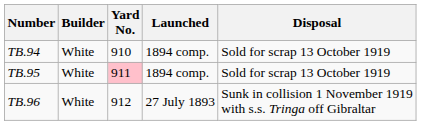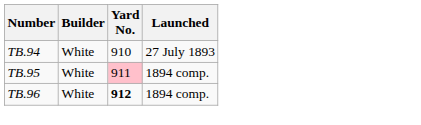- column: (317, 22)
(177, 51) 1894 comp. -> (180, 51) 27 July 1893
(121, 101) normal -> (121, 94) bold
(180, 101) 27 July 1893 -> (177, 94) 1894 comp.
